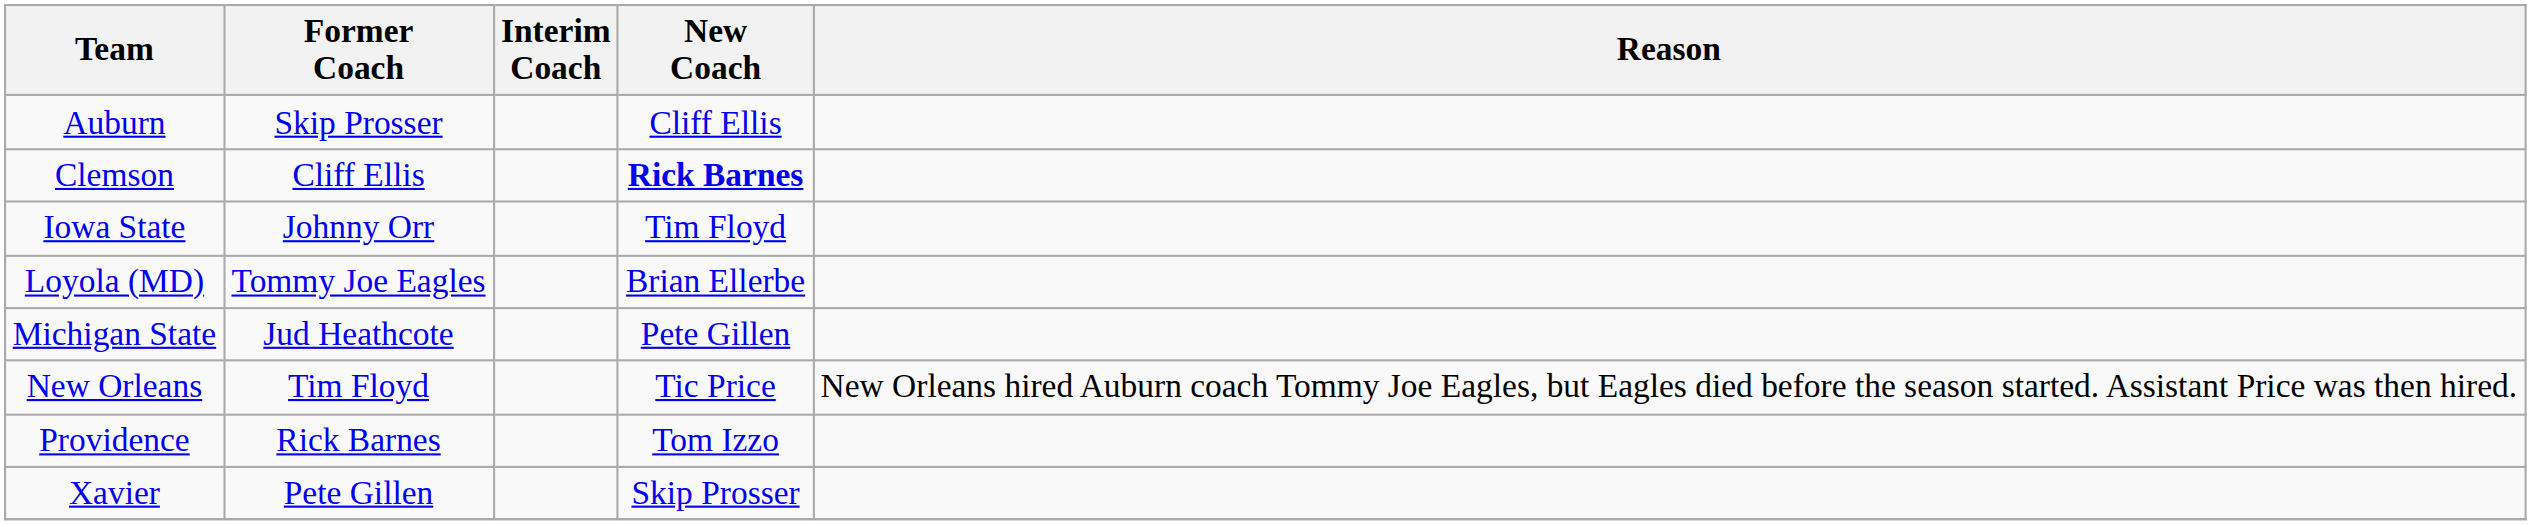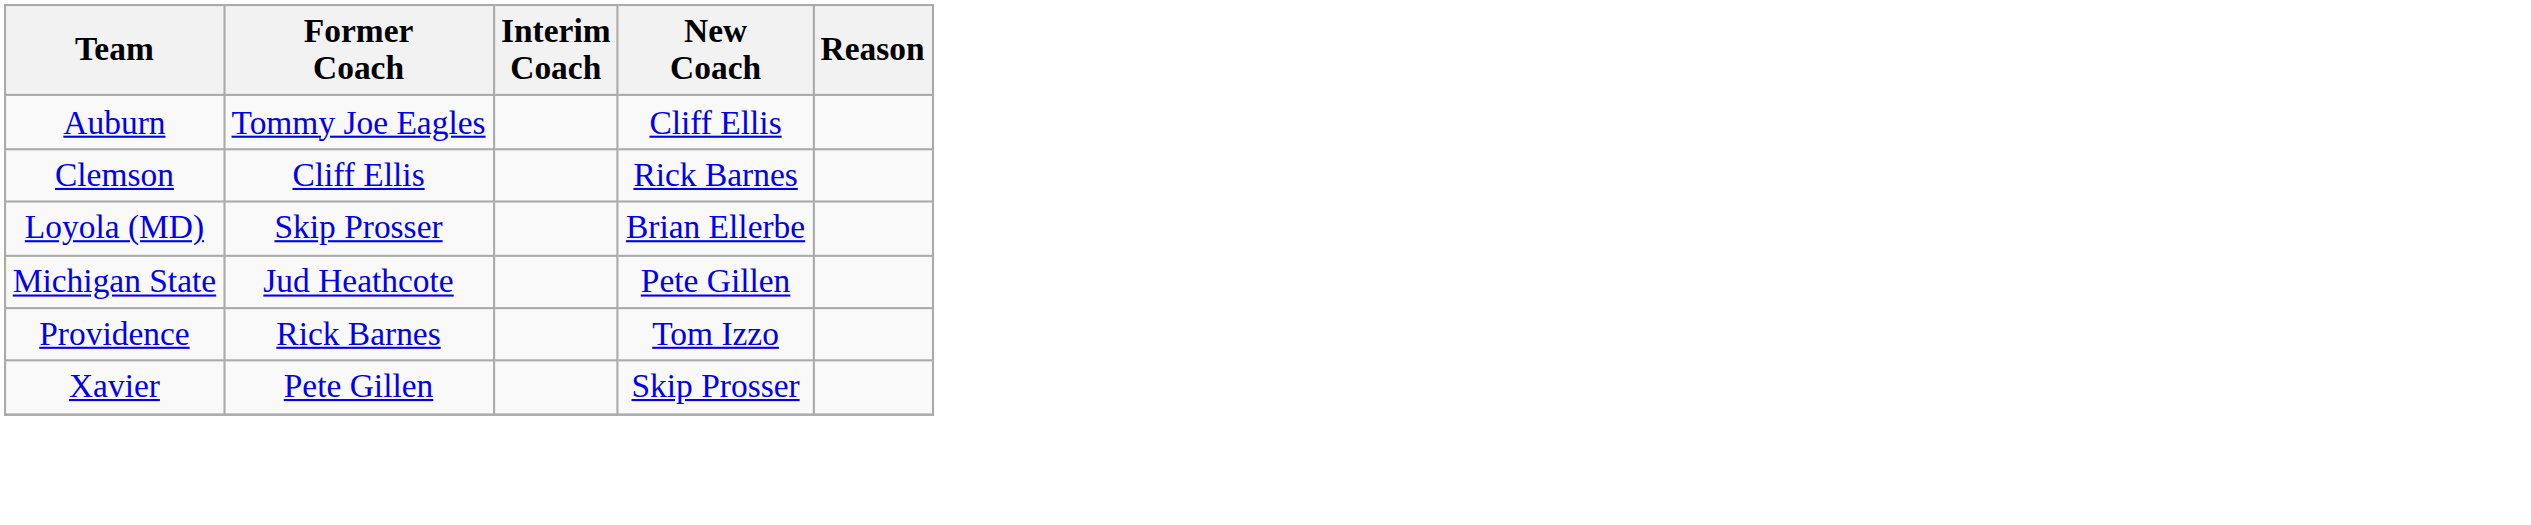(359, 121) Skip Prosser -> (359, 121) Tommy Joe Eagles
(716, 174) bold -> (716, 174) normal
- row: (114, 227)
(359, 280) Tommy Joe Eagles -> (359, 227) Skip Prosser
- row: (114, 386)
